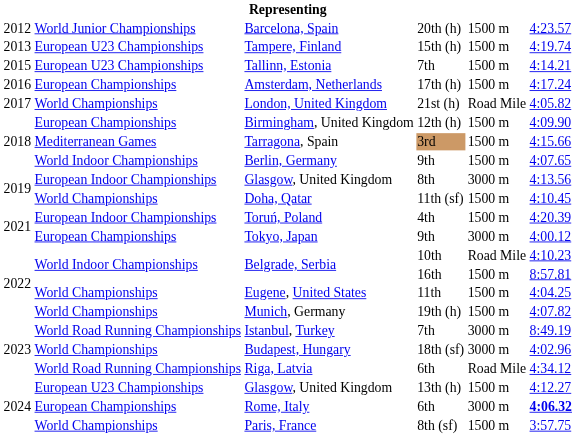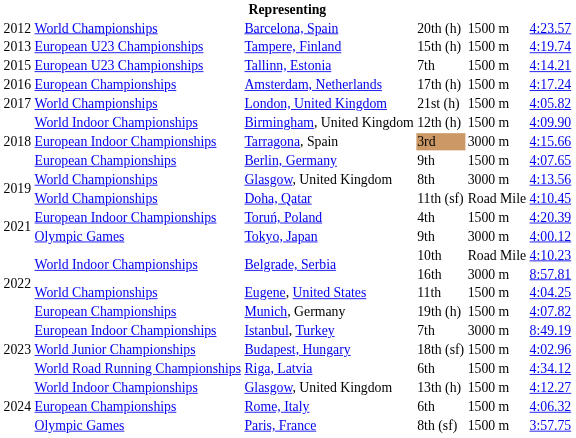(115, 28) World Junior Championships -> (96, 28) World Championships
(497, 103) Road Mile -> (488, 103) 1500 m
(105, 122) European Championships -> (116, 122) World Indoor Championships
(95, 141) Mediterranean Games -> (125, 141) European Indoor Championships
(488, 141) 1500 m -> (488, 141) 3000 m
(116, 160) World Indoor Championships -> (105, 160) European Championships
(125, 179) European Indoor Championships -> (96, 179) World Championships
(488, 198) 1500 m -> (497, 198) Road Mile
(105, 236) European Championships -> (79, 236) Olympic Games
(488, 274) 1500 m -> (488, 274) 3000 m
(96, 312) World Championships -> (105, 312) European Championships
(138, 331) World Road Running Championships -> (125, 331) European Indoor Championships
(96, 349) World Championships -> (115, 349) World Junior Championships
(488, 349) 3000 m -> (488, 349) 1500 m
(497, 368) Road Mile -> (488, 368) 1500 m
(119, 387) European U23 Championships -> (116, 387) World Indoor Championships
(488, 406) 3000 m -> (488, 406) 1500 m
(551, 406) bold -> (550, 406) normal
(96, 425) World Championships -> (79, 425) Olympic Games
